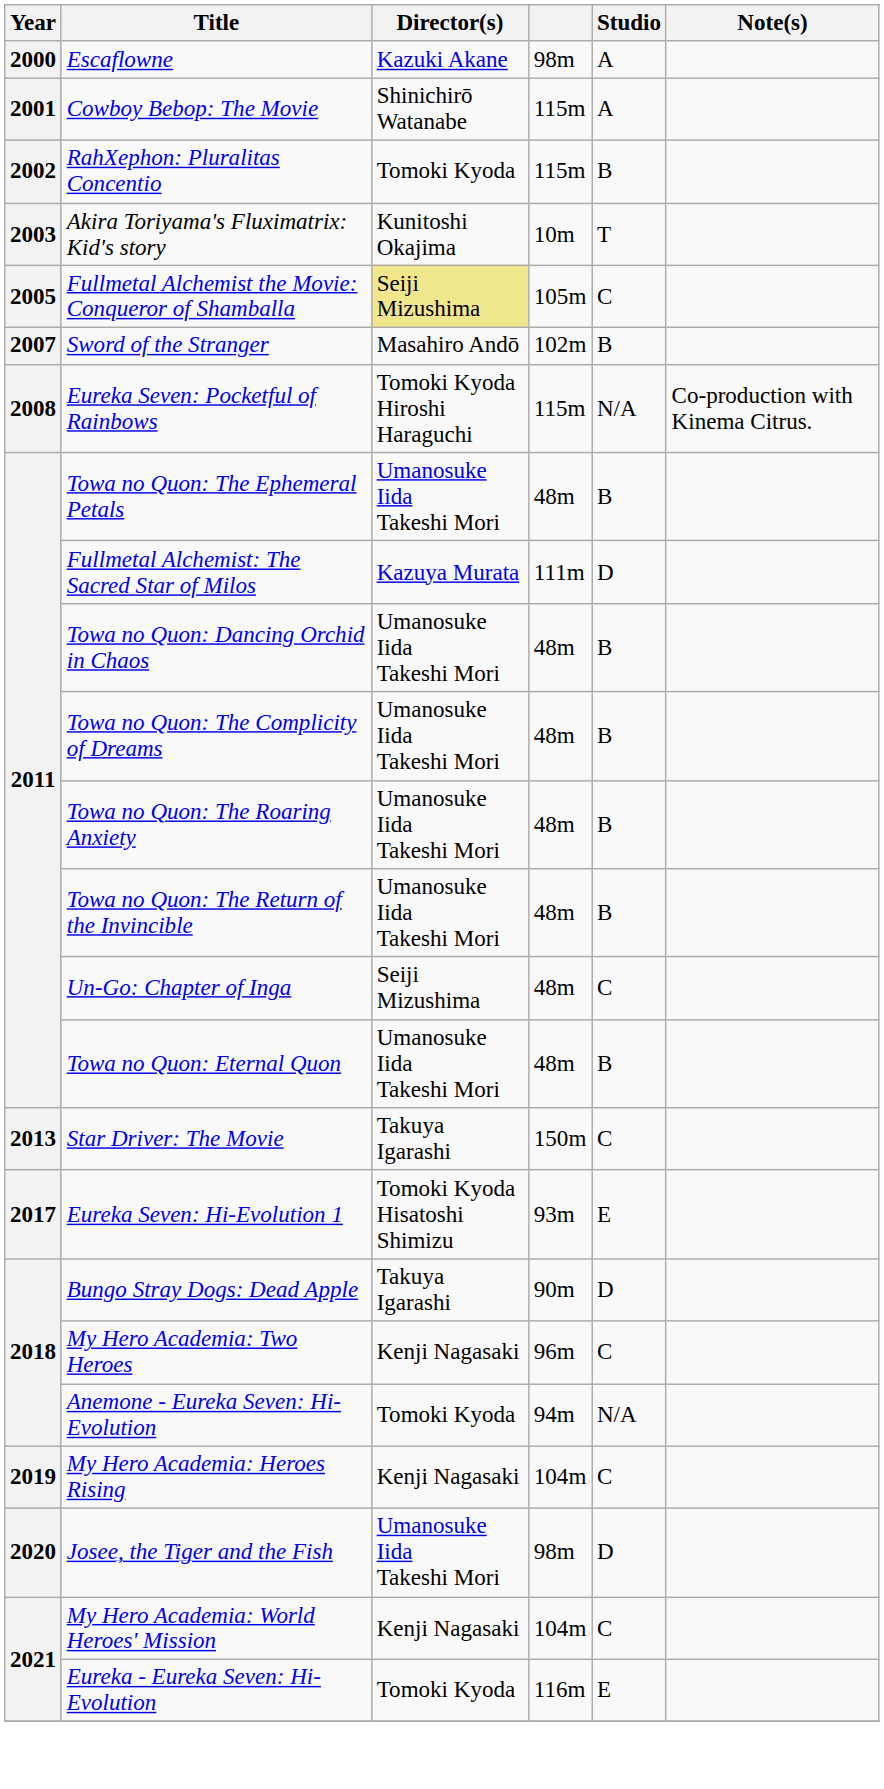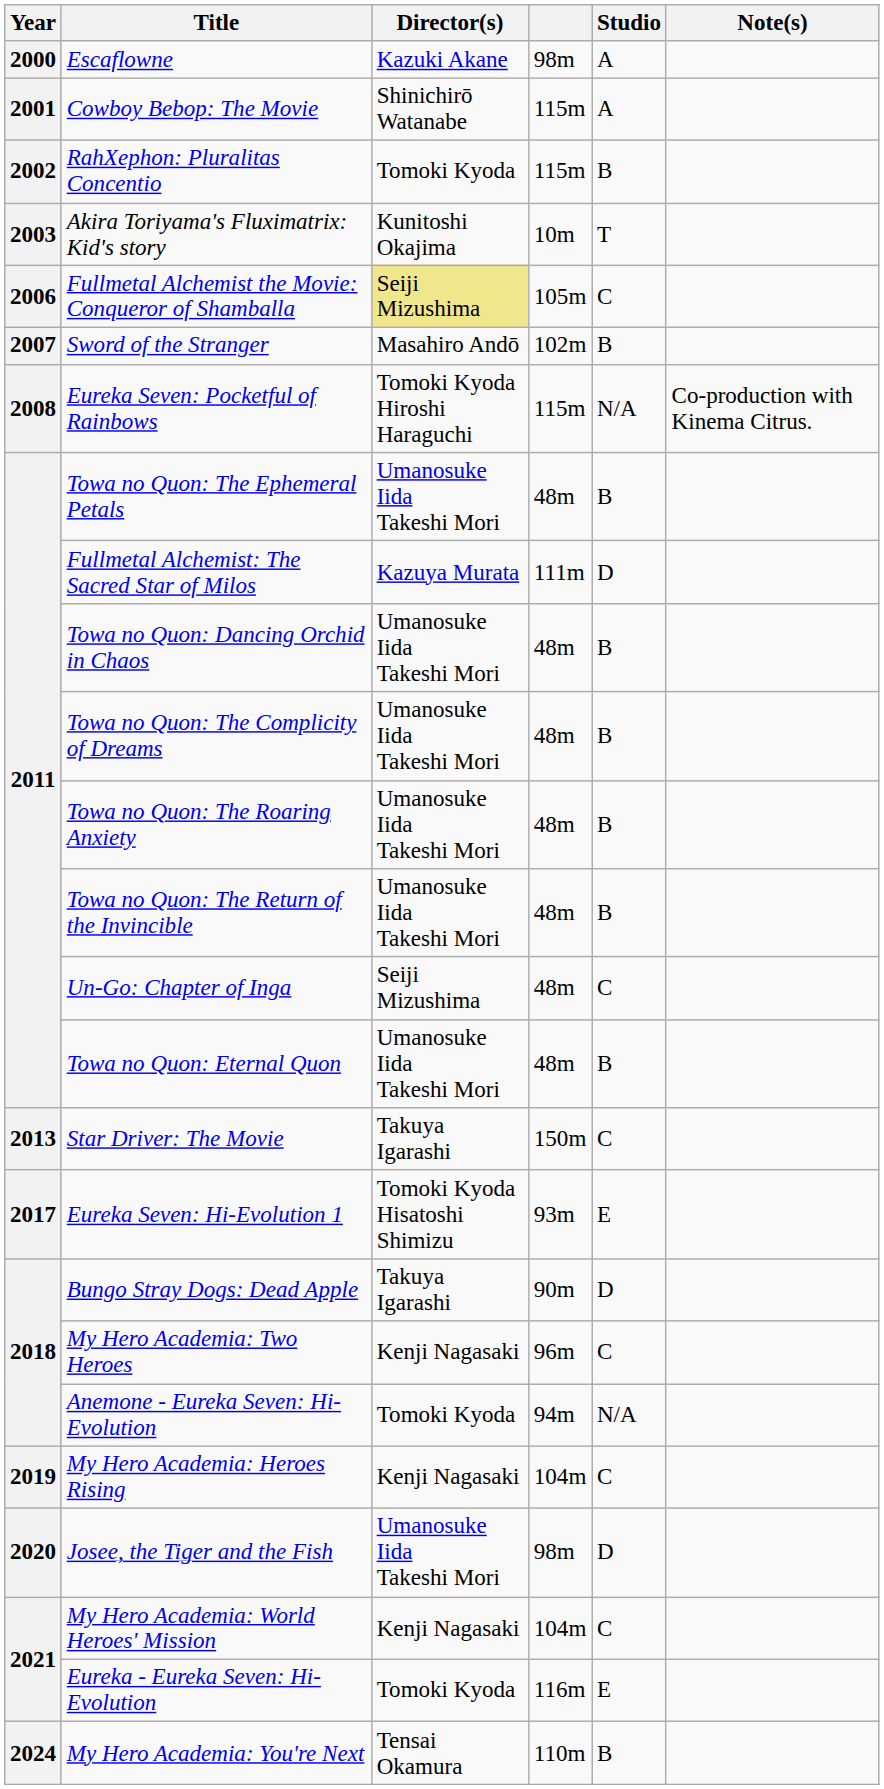(33, 296) 2005 -> (33, 296) 2006
+ row: (216, 1752)
